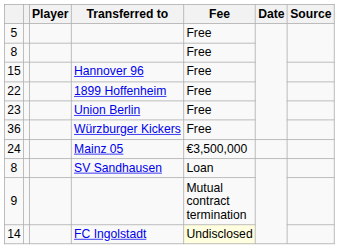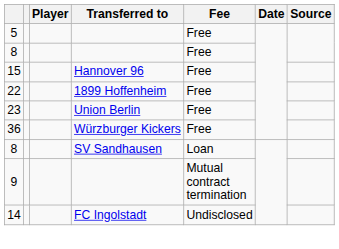- row: (14, 149)
(220, 234) lightyellow background -> (220, 215) no background
